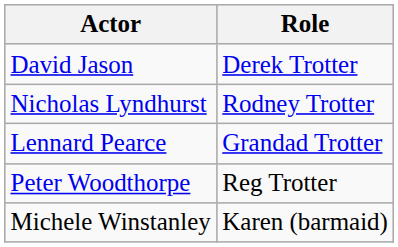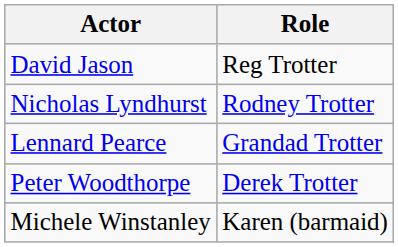(290, 63) Derek Trotter -> (279, 63) Reg Trotter
(279, 182) Reg Trotter -> (290, 182) Derek Trotter
